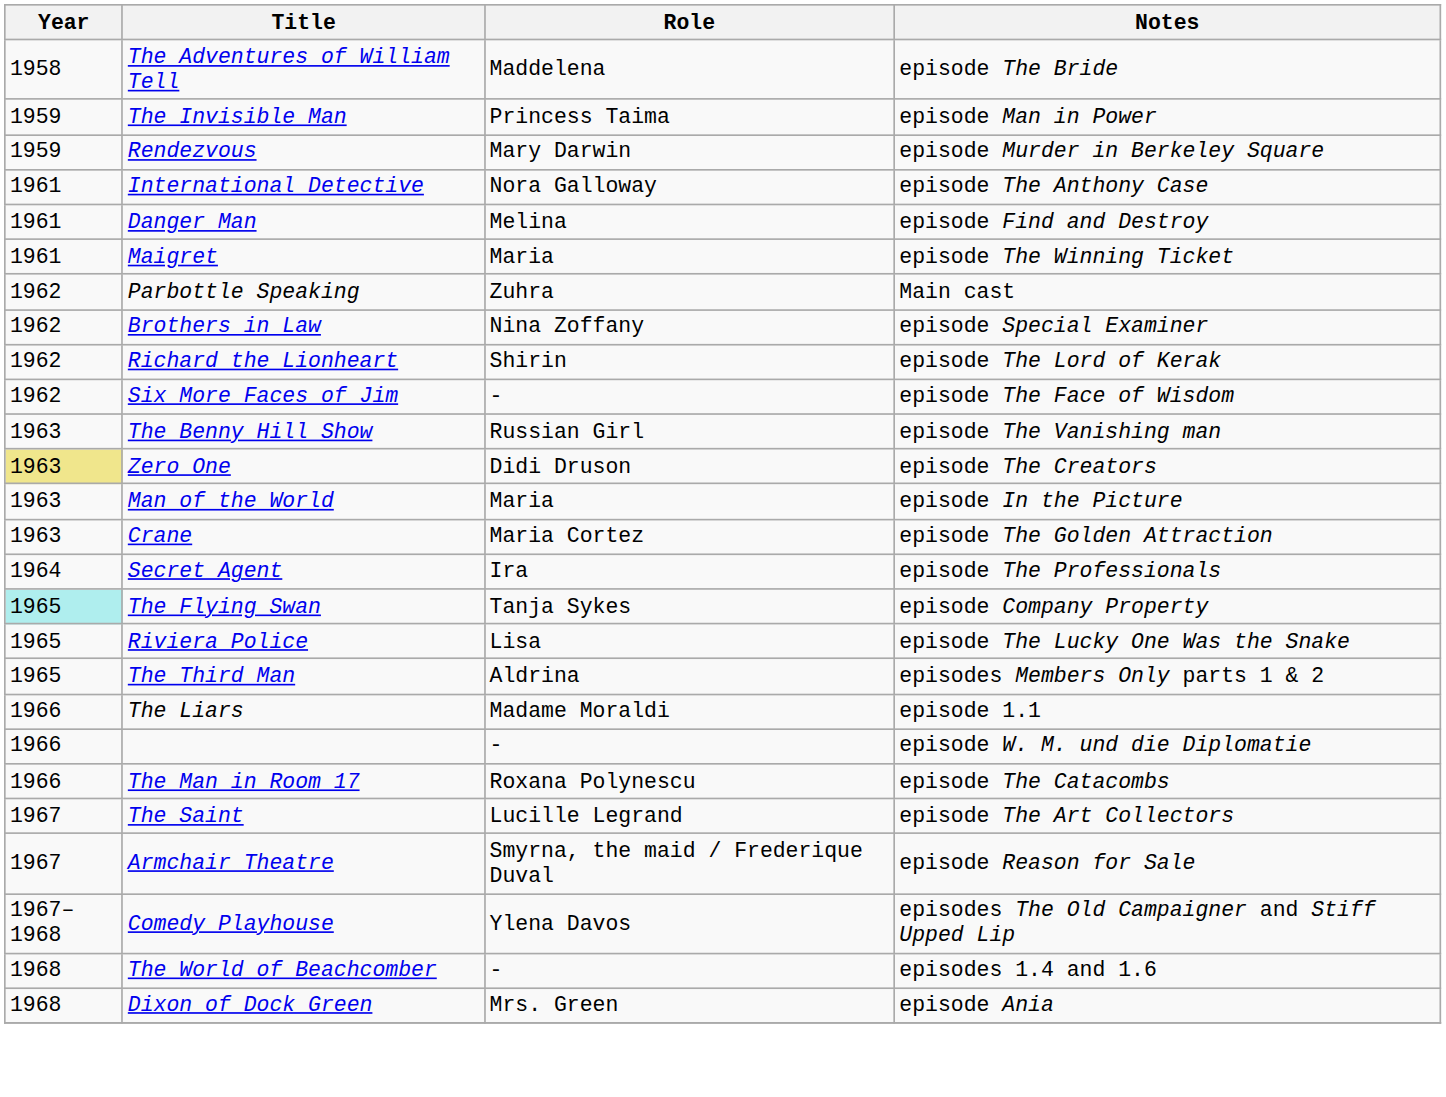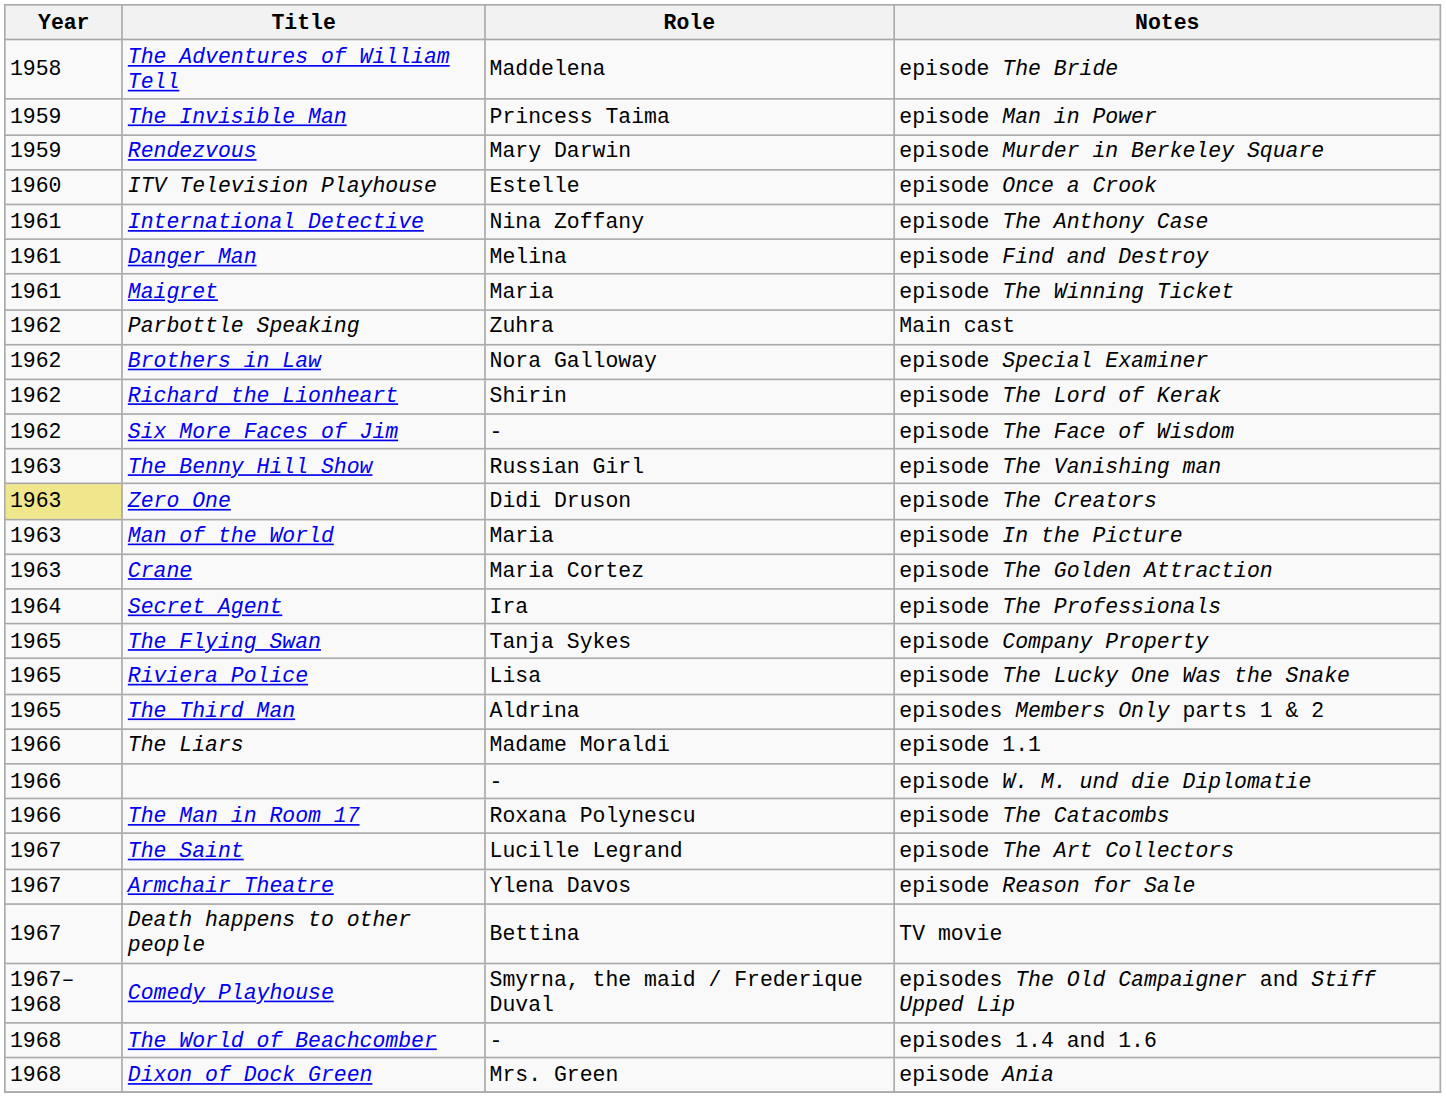+ row: (282, 187)
(573, 187) Nora Galloway -> (567, 222) Nina Zoffany
(567, 327) Nina Zoffany -> (573, 362) Nora Galloway
(36, 606) paleturquoise background -> (36, 641) no background
(676, 863) Smyrna, the maid / Frederique Duval -> (560, 886) Ylena Davos
+ row: (269, 933)
(560, 923) Ylena Davos -> (676, 993) Smyrna, the maid / Frederique Duval
